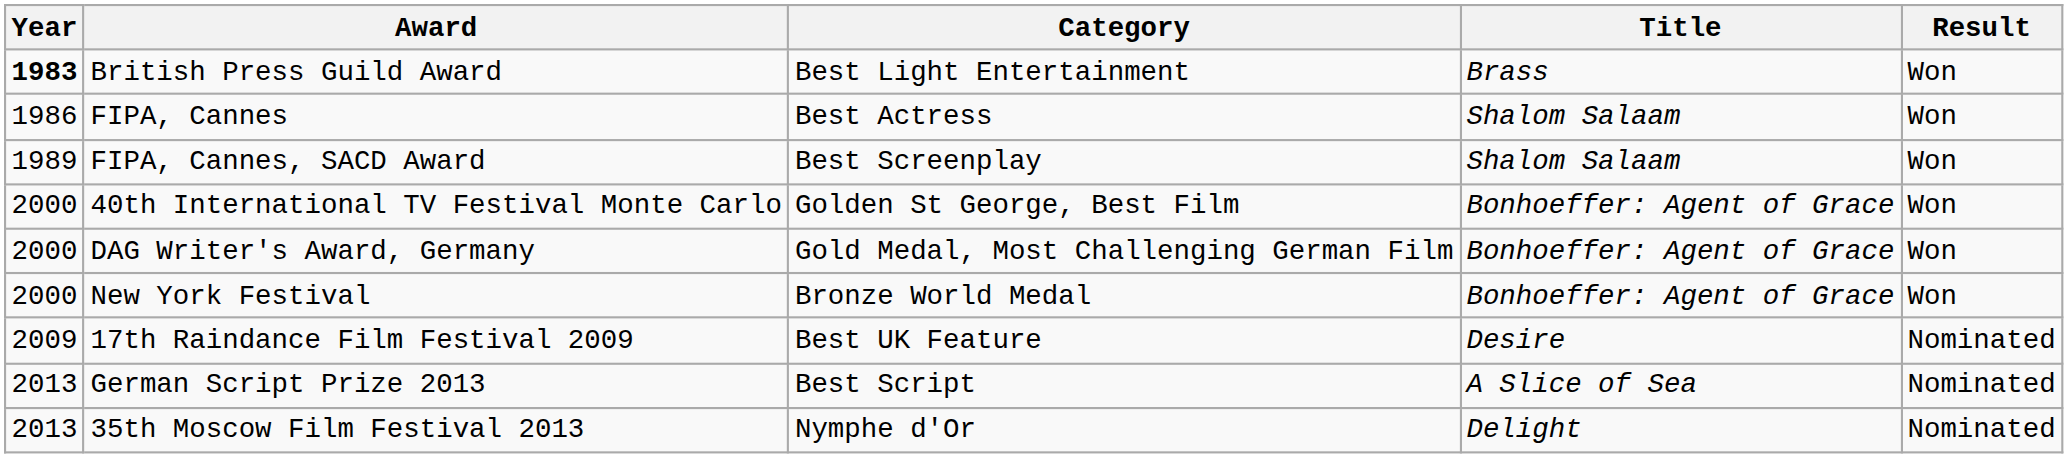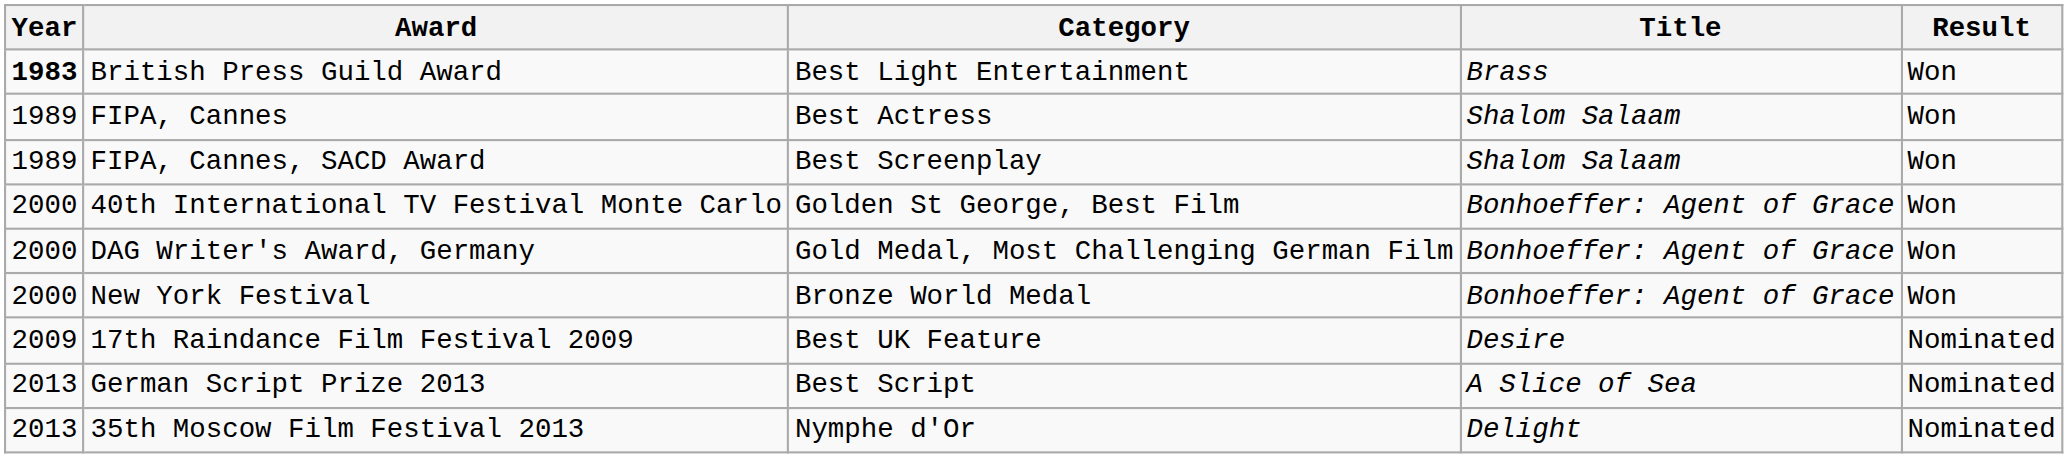(45, 117) 1986 -> (45, 117) 1989
